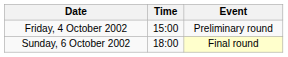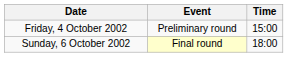columns swapped: (166, 12) <-> (233, 12)
